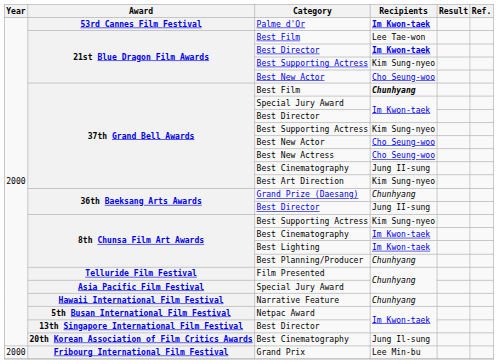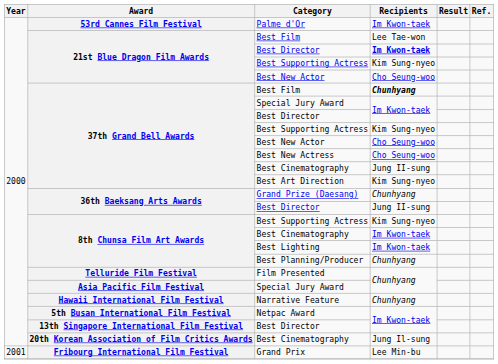(401, 24) bold -> (401, 24) normal
(16, 352) 2000 -> (16, 352) 2001
